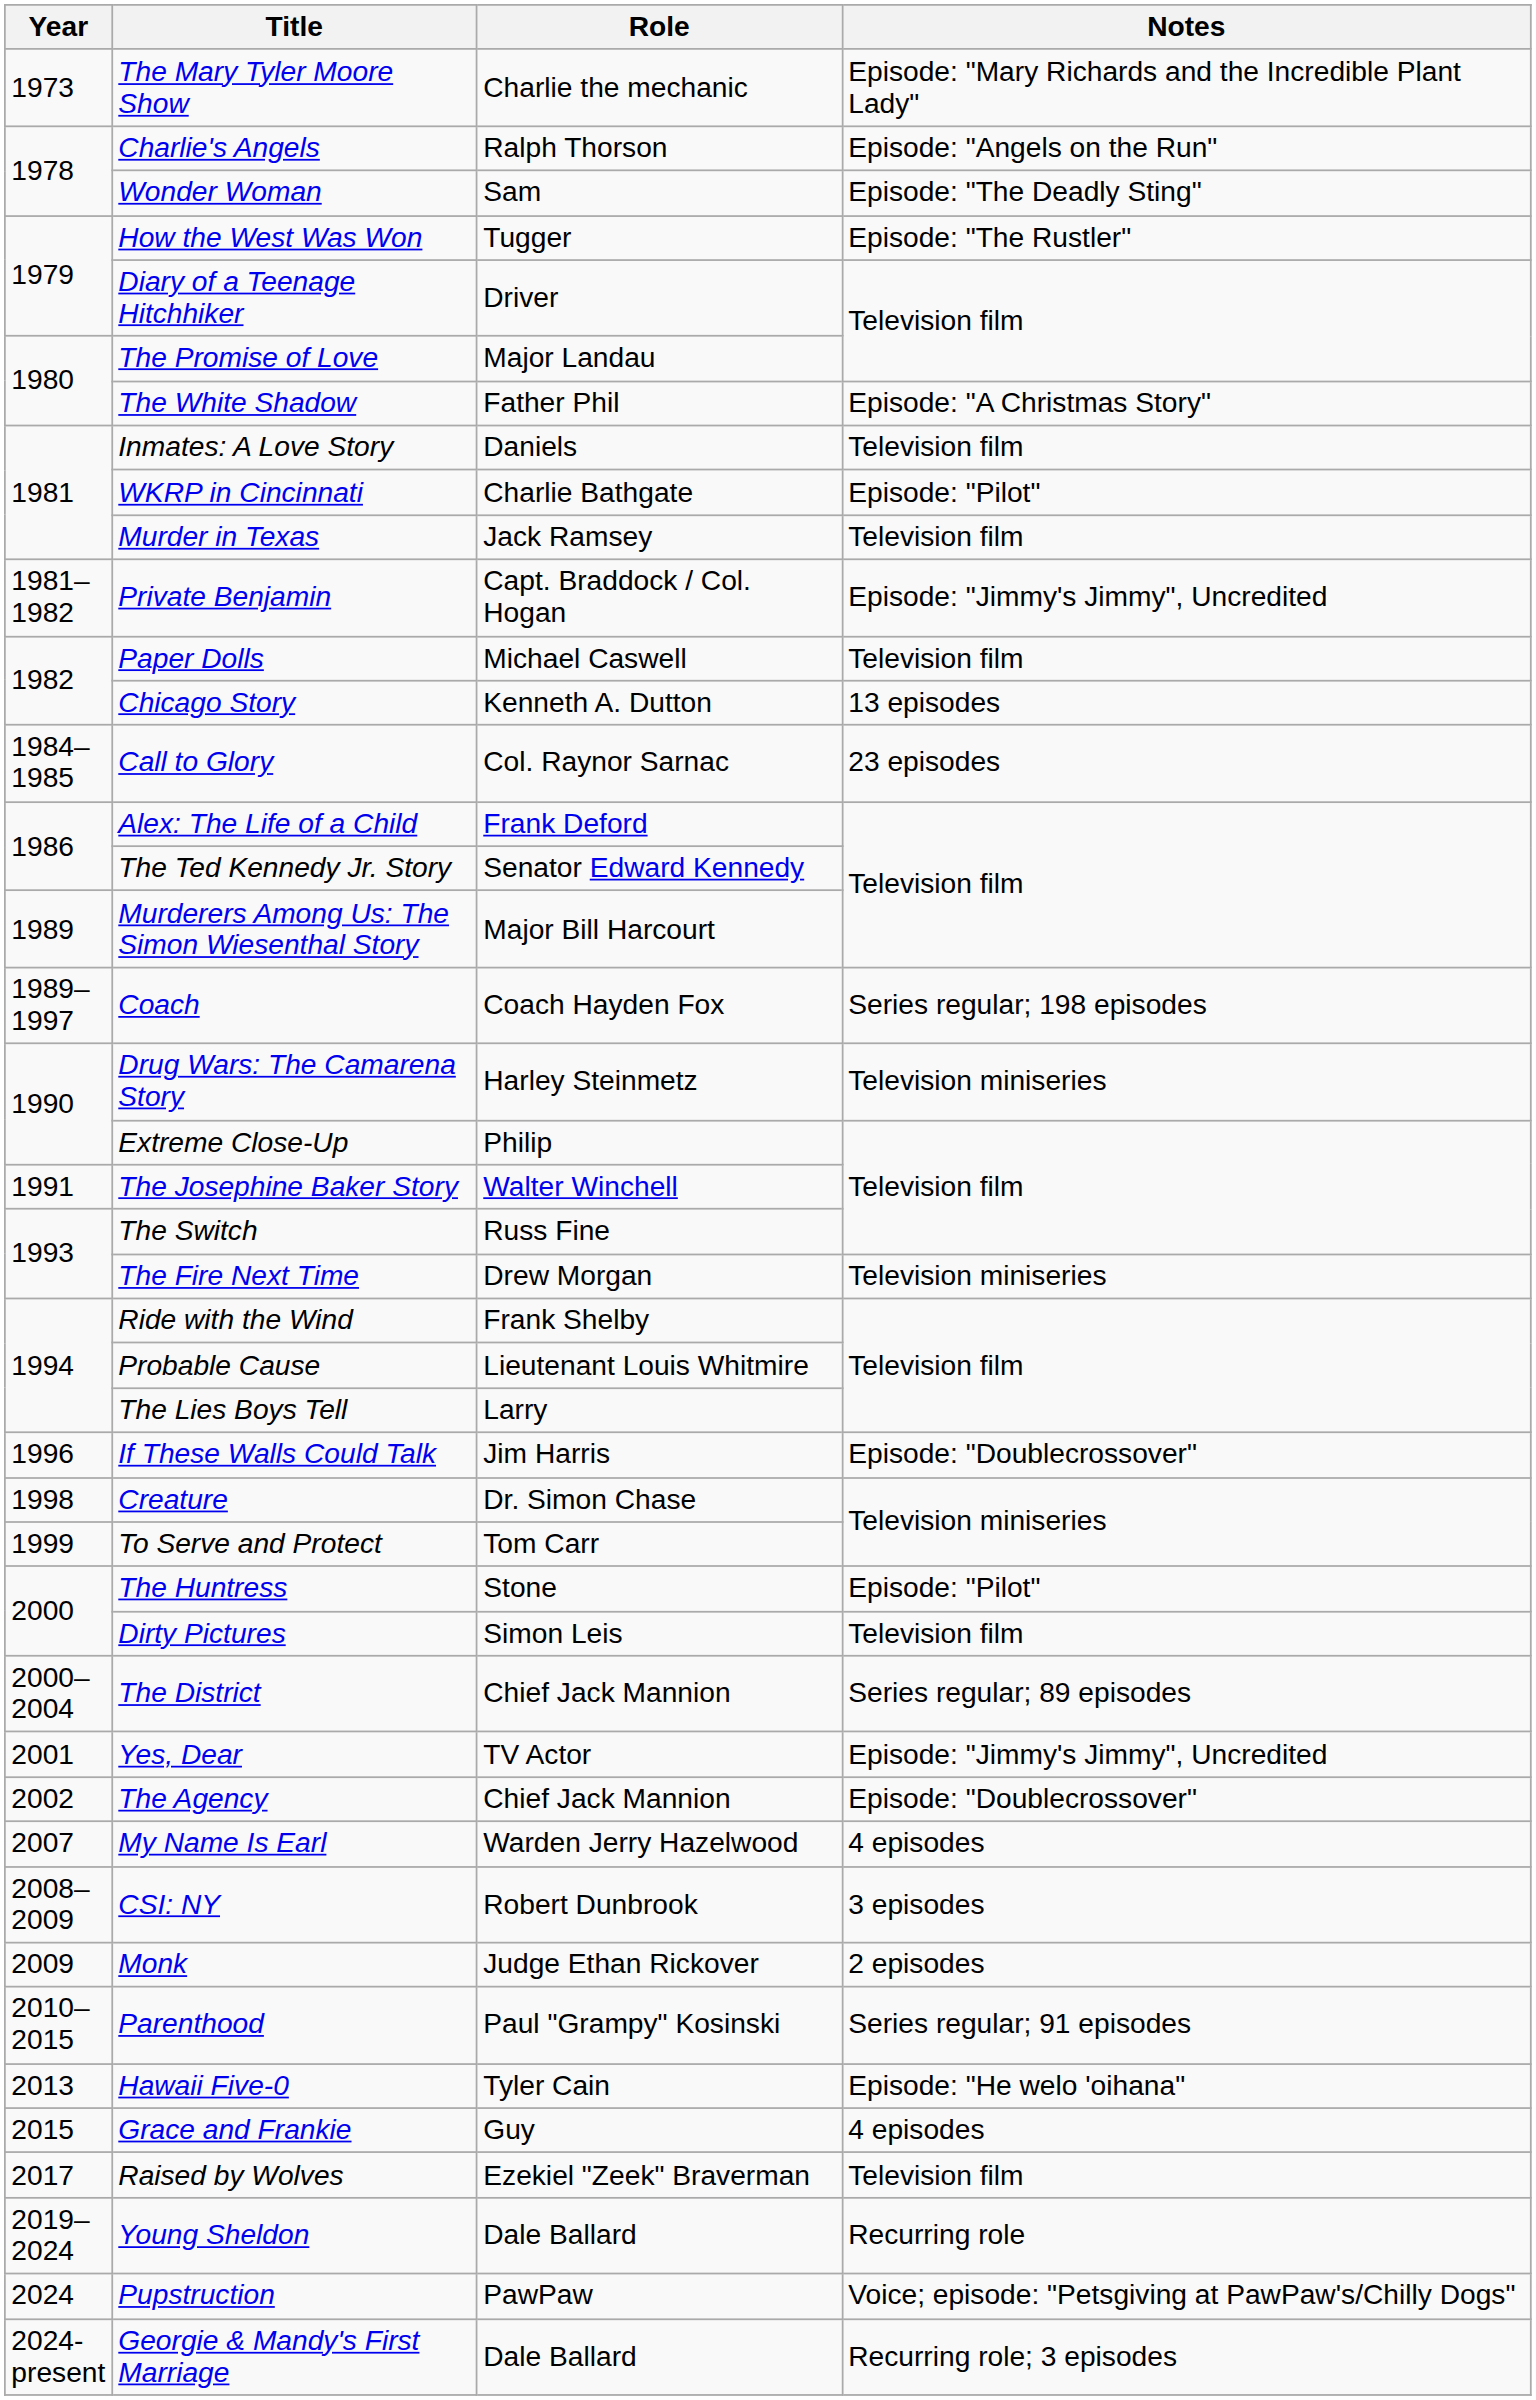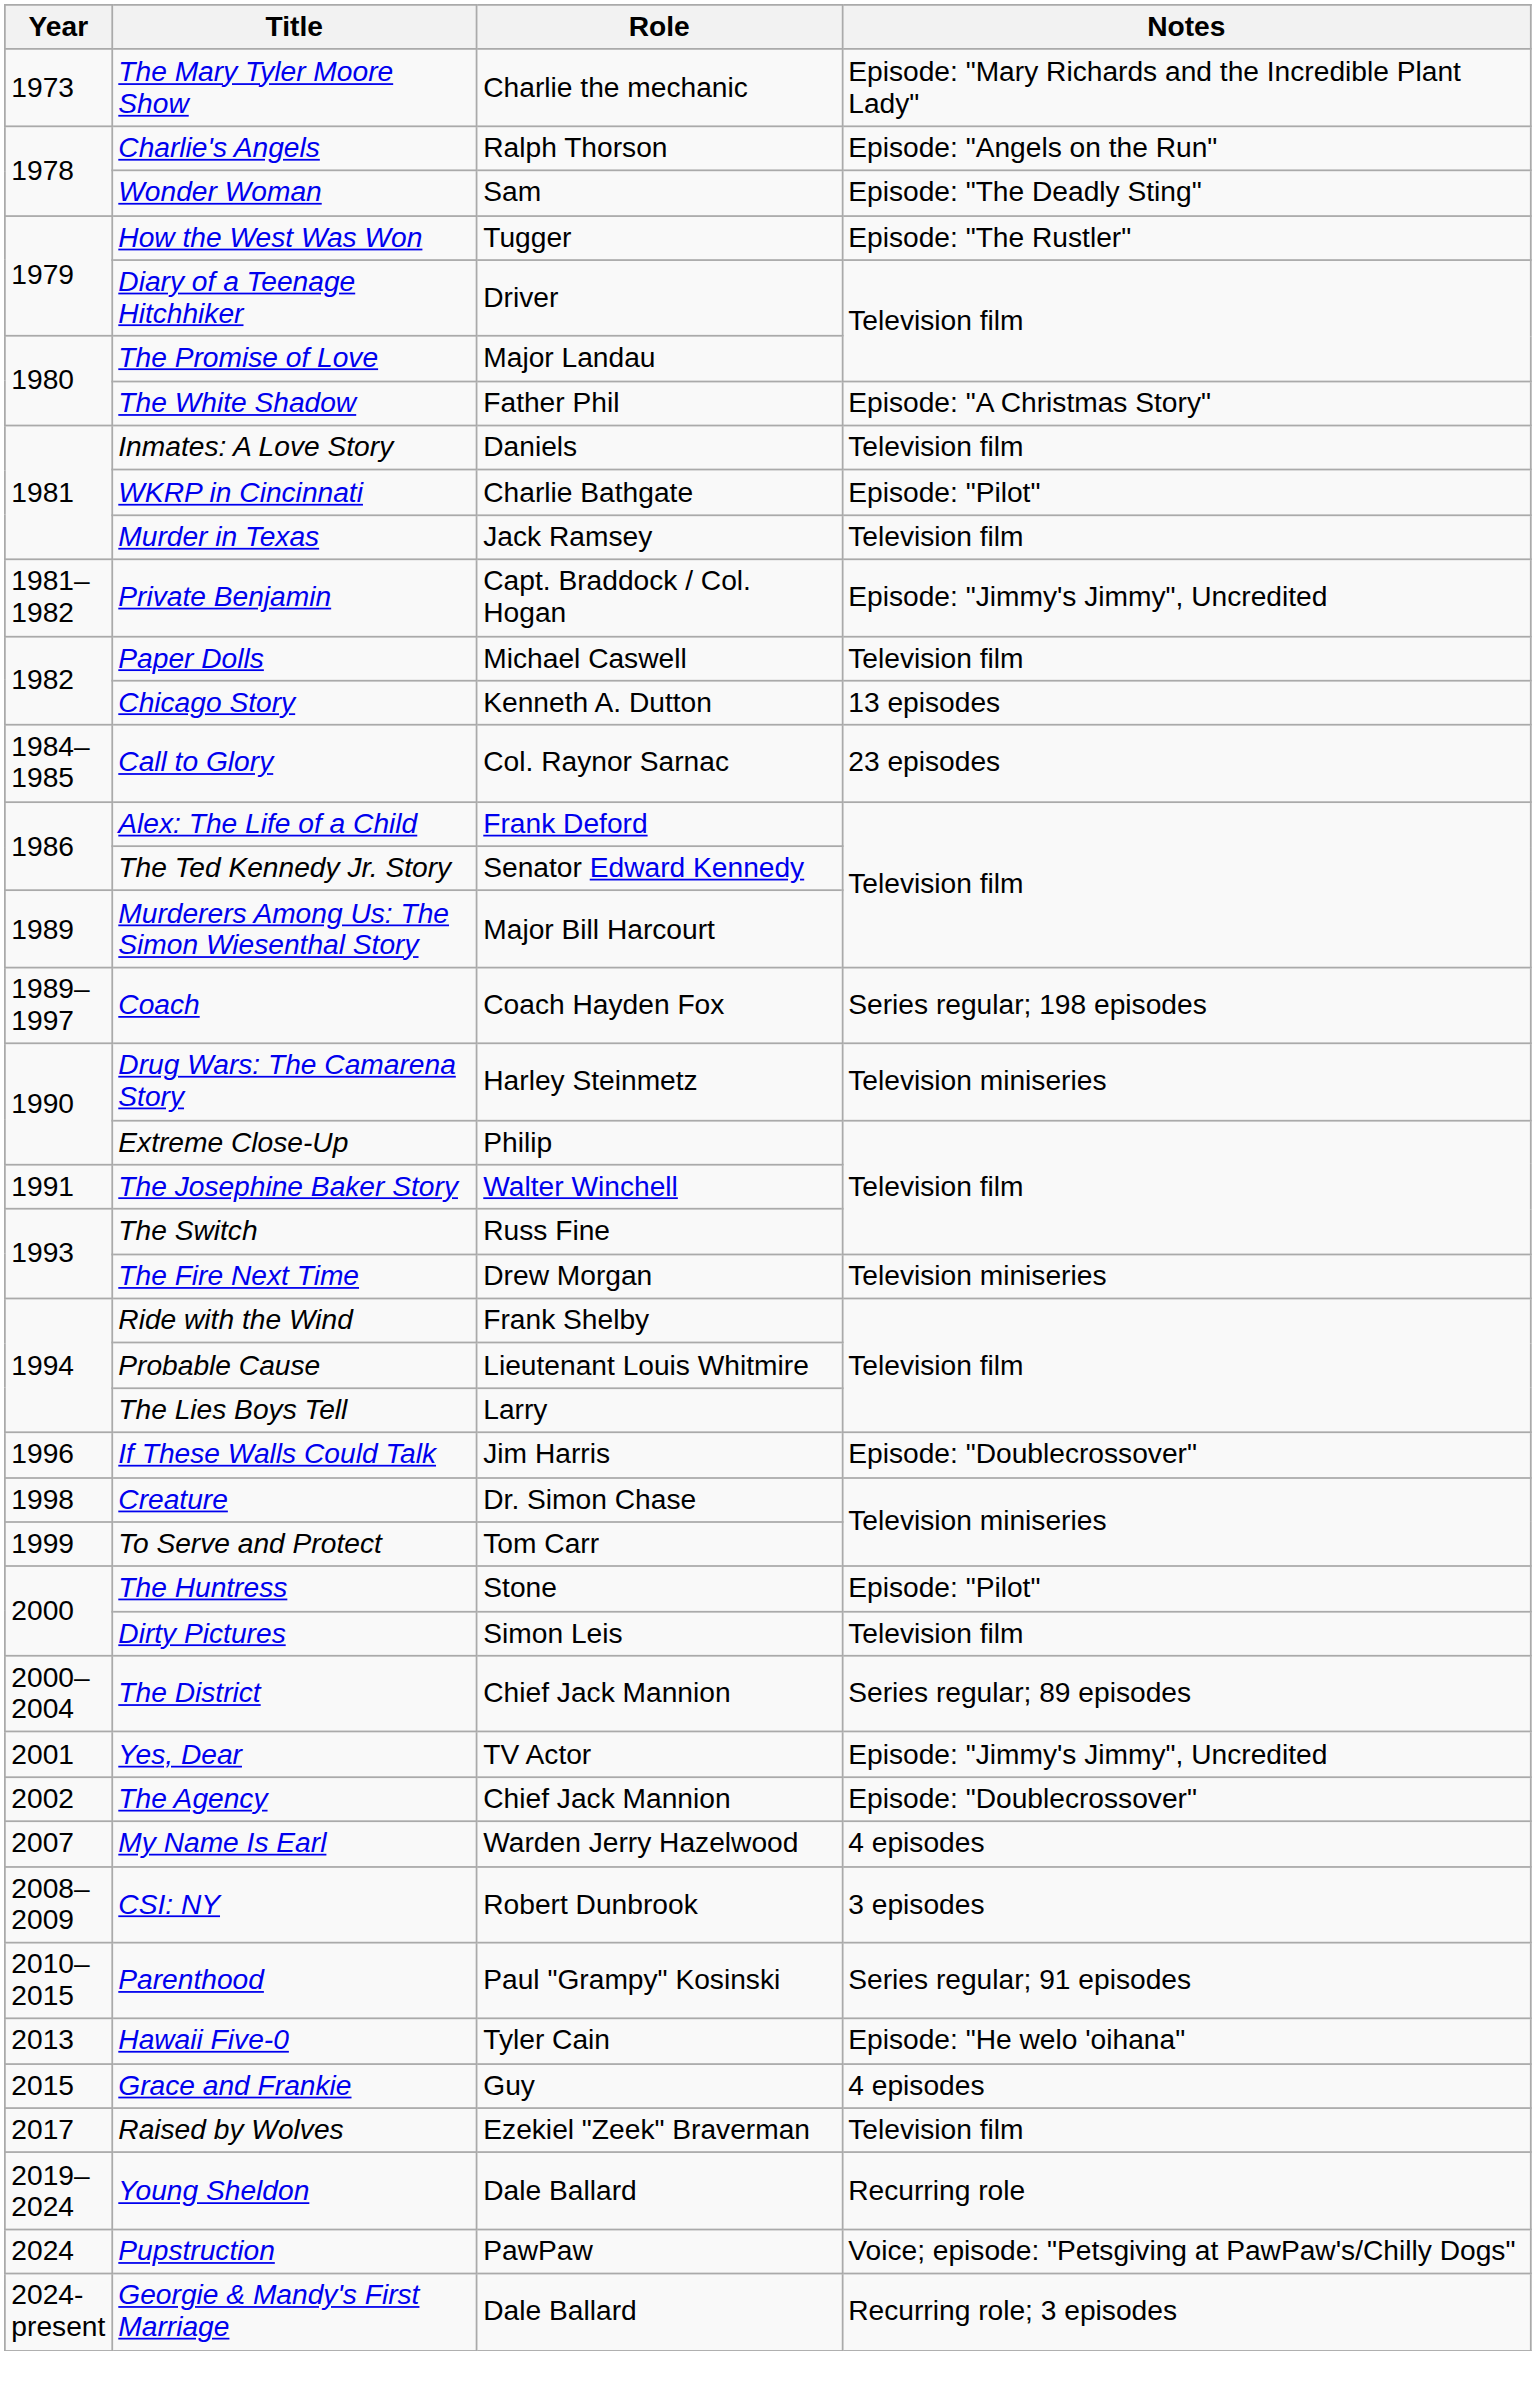- row: (153, 1964)
